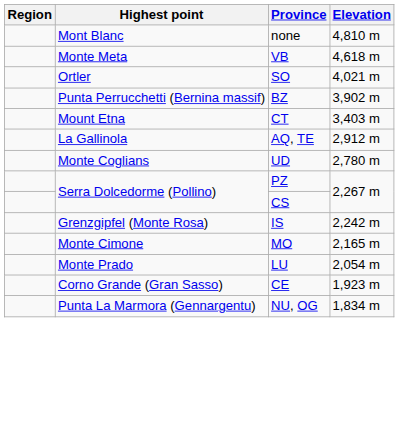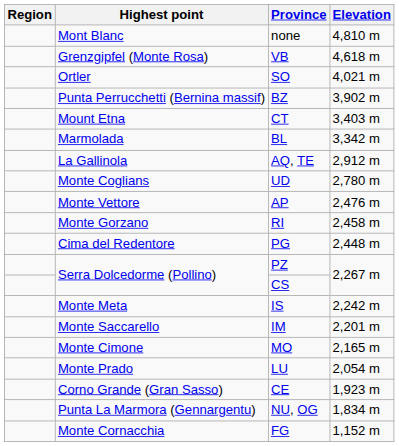(93, 56) Monte Meta -> (133, 56) Grenzgipfel (Monte Rosa)
+ row: (279, 139)
+ row: (280, 202)
+ row: (278, 222)
+ row: (281, 243)
(133, 222) Grenzgipfel (Monte Rosa) -> (93, 306) Monte Meta
+ row: (278, 327)
+ row: (280, 431)
